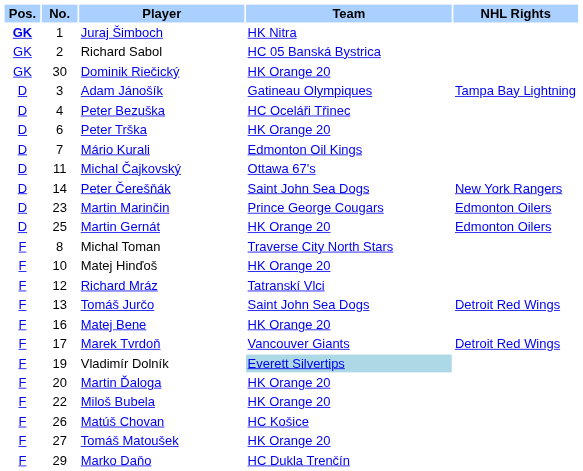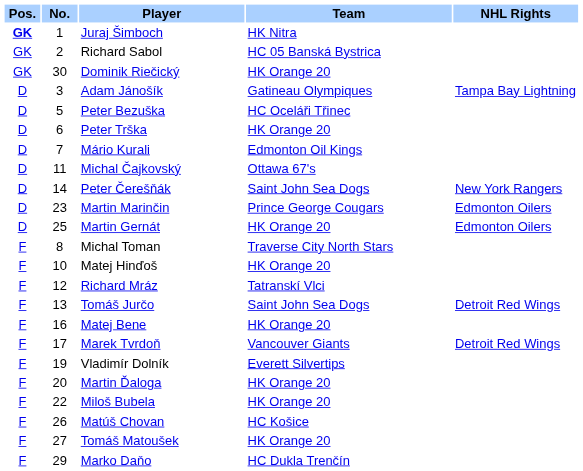(60, 110) 4 -> (60, 110) 5
(296, 363) lightblue background -> (296, 363) no background
